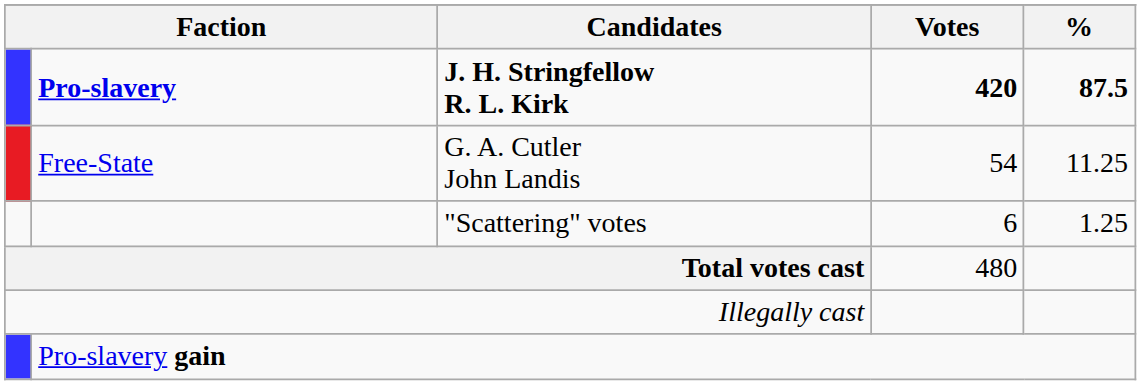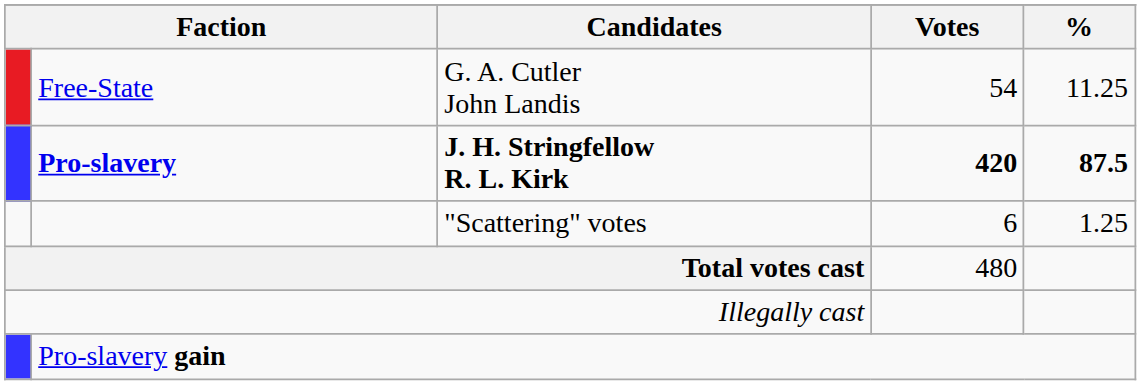rows swapped: (107, 86) <-> (96, 162)
